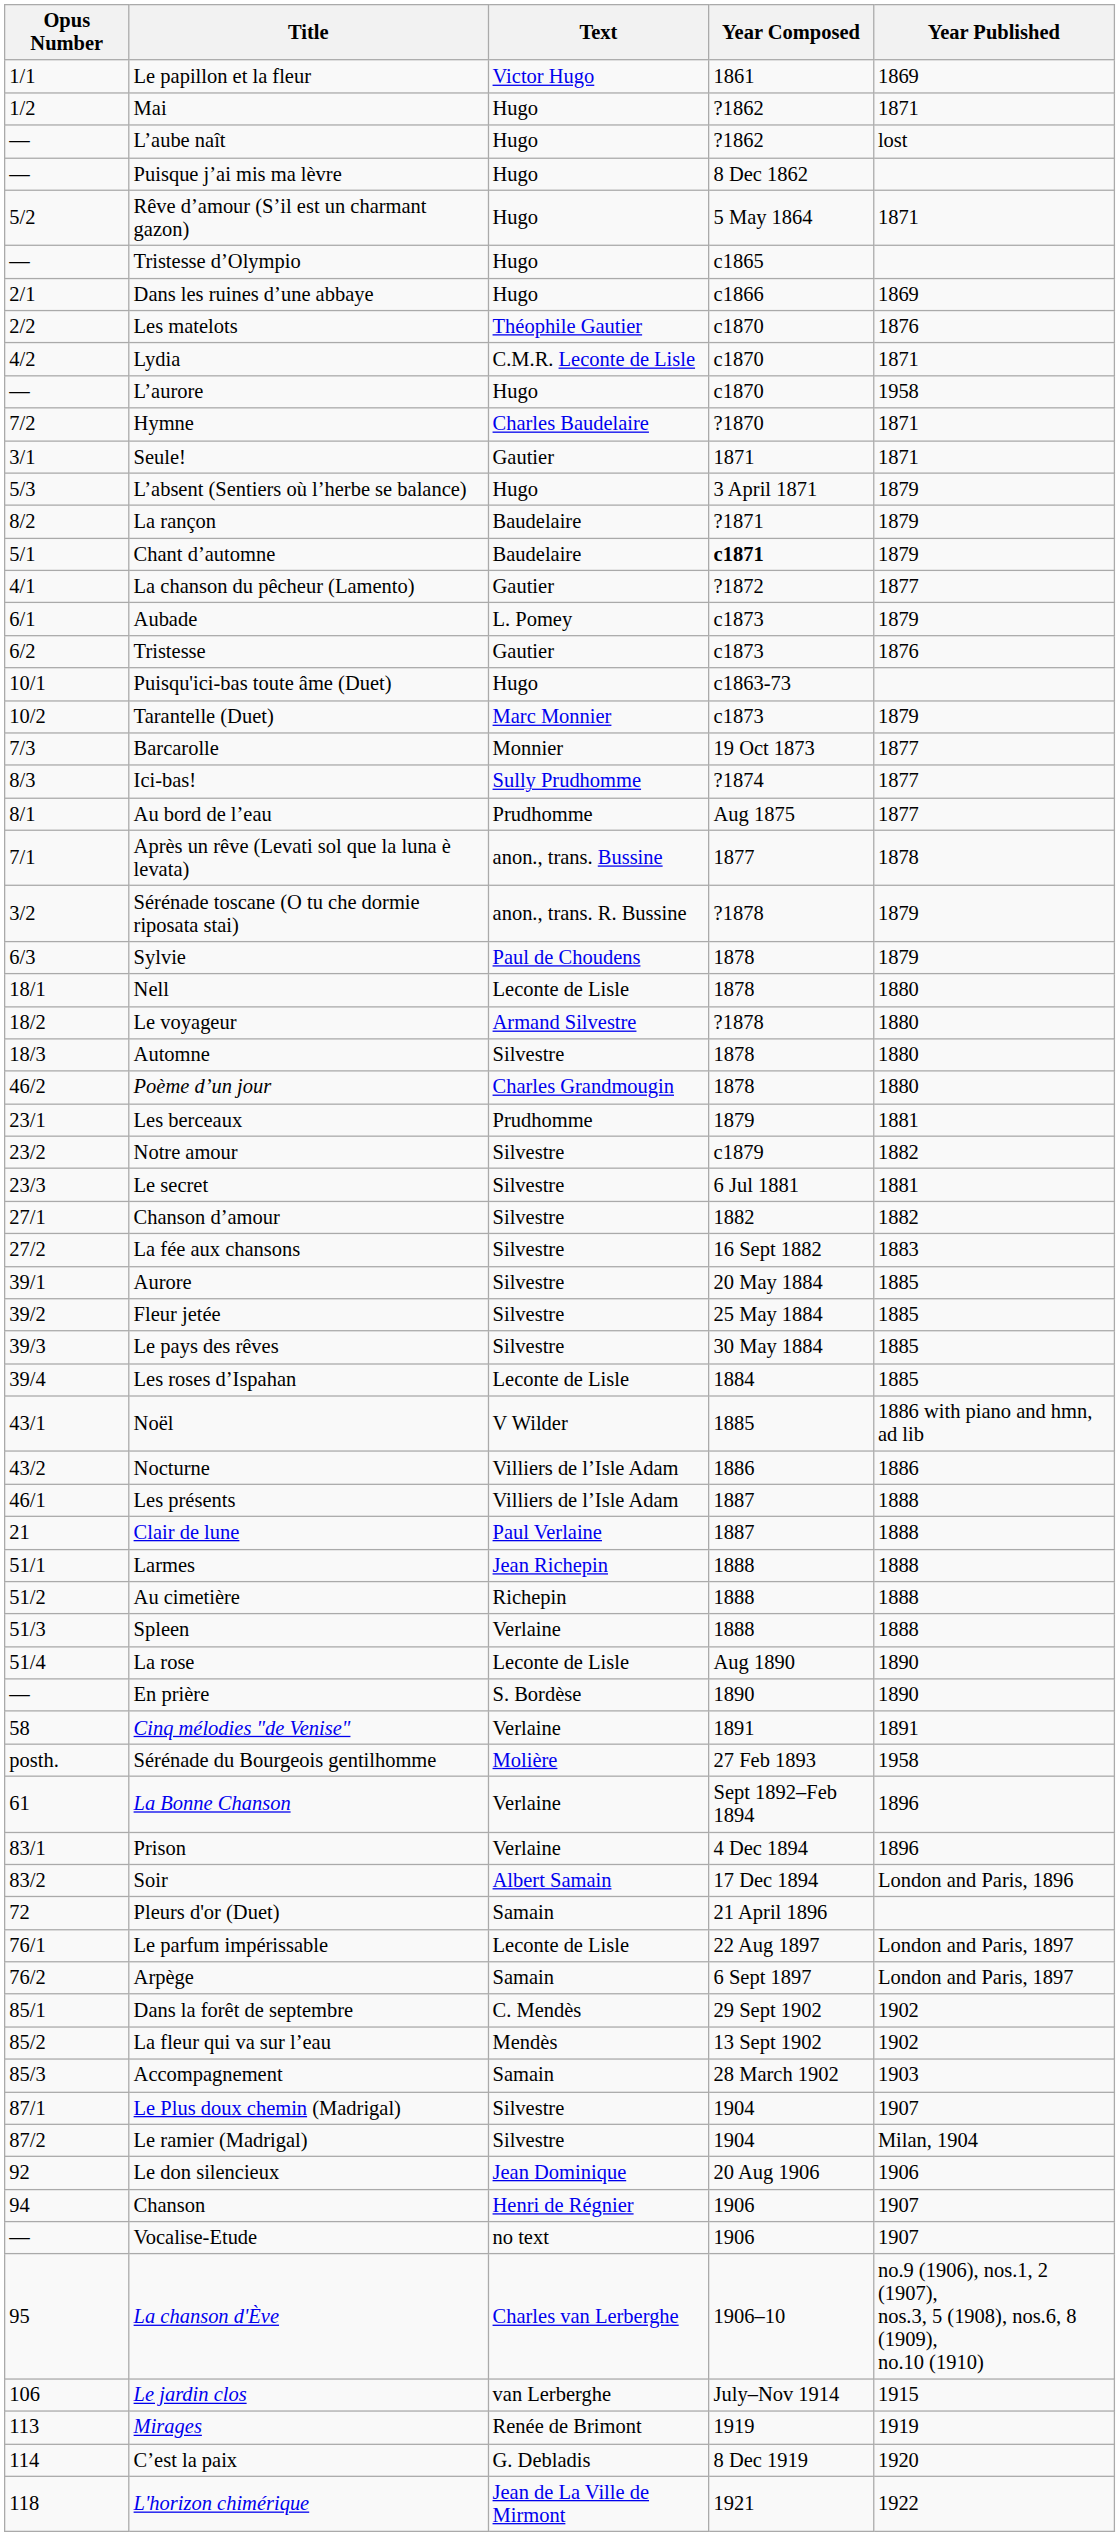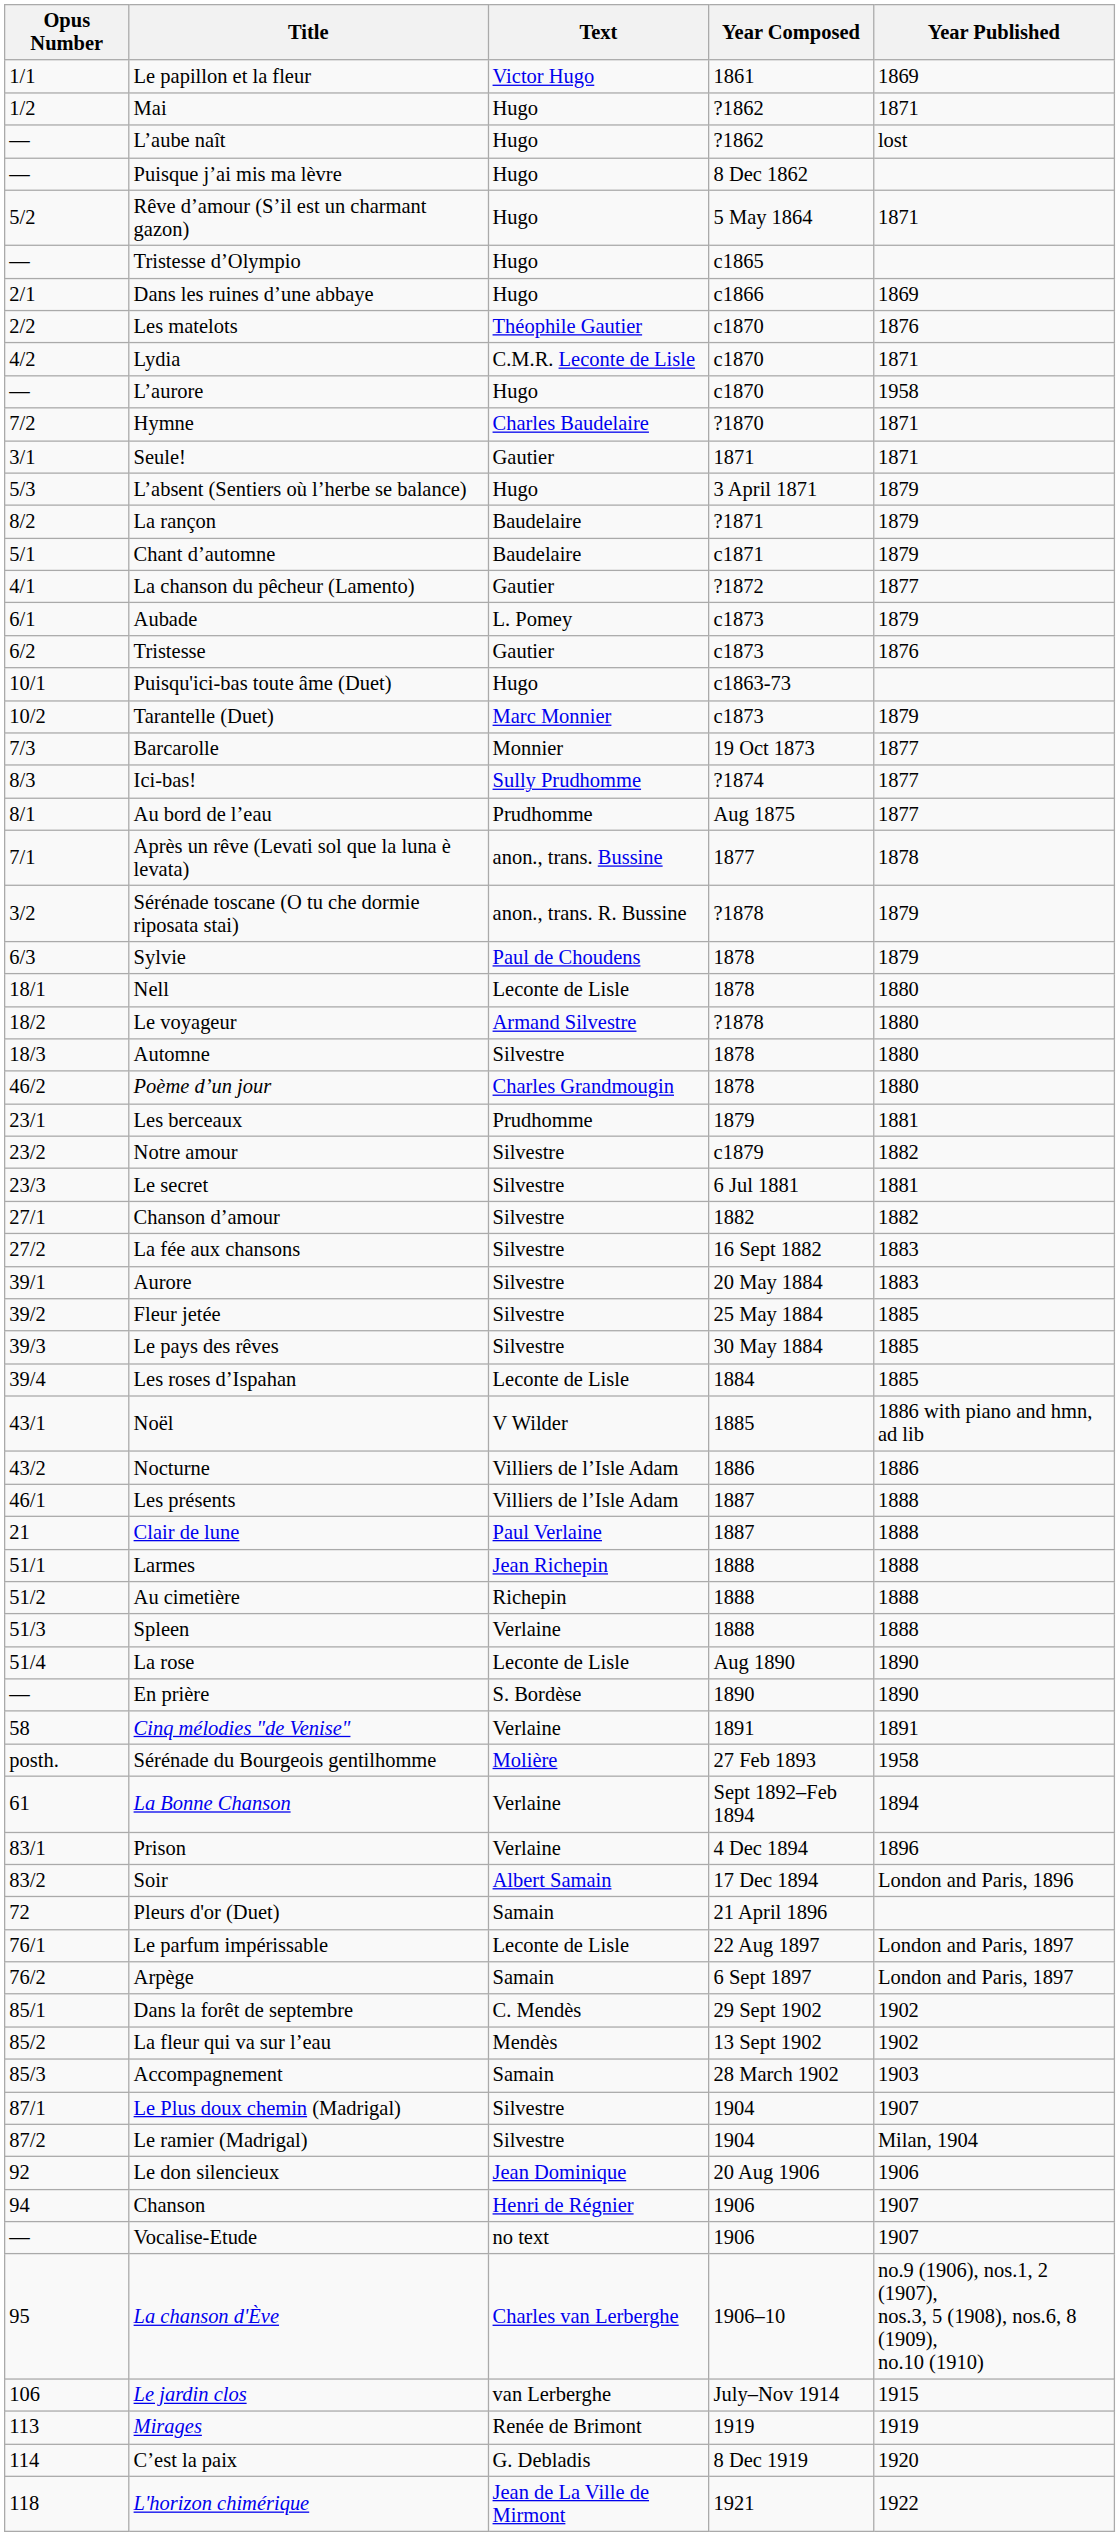(739, 554) bold -> (739, 554) normal
(898, 1282) 1885 -> (898, 1282) 1883
(898, 1803) 1896 -> (898, 1803) 1894
